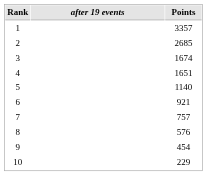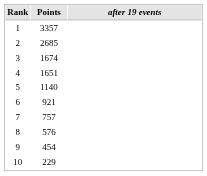columns swapped: (98, 12) <-> (183, 12)
